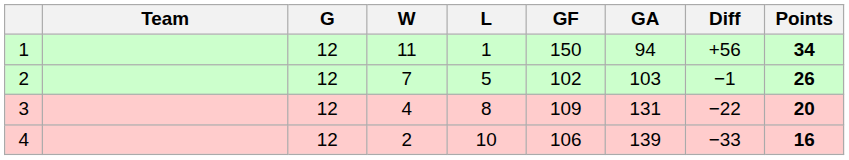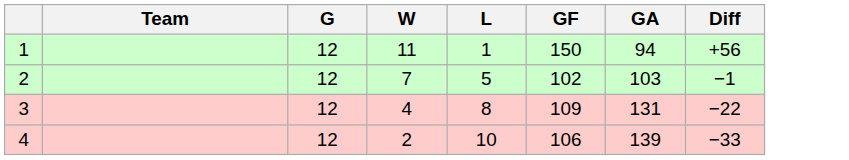- column: (804, 19)
